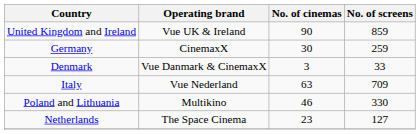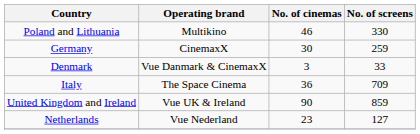rows swapped: (71, 31) <-> (71, 102)
(204, 84) Vue Nederland -> (204, 84) The Space Cinema
(307, 84) 63 -> (307, 84) 36
(204, 119) The Space Cinema -> (204, 119) Vue Nederland
